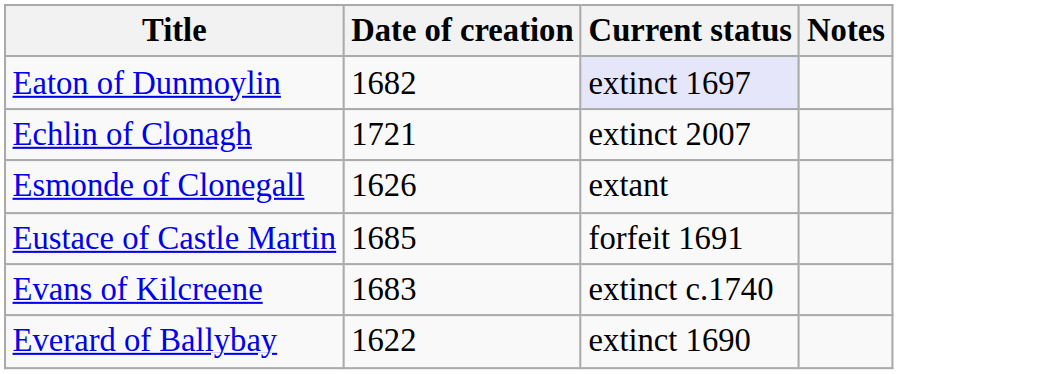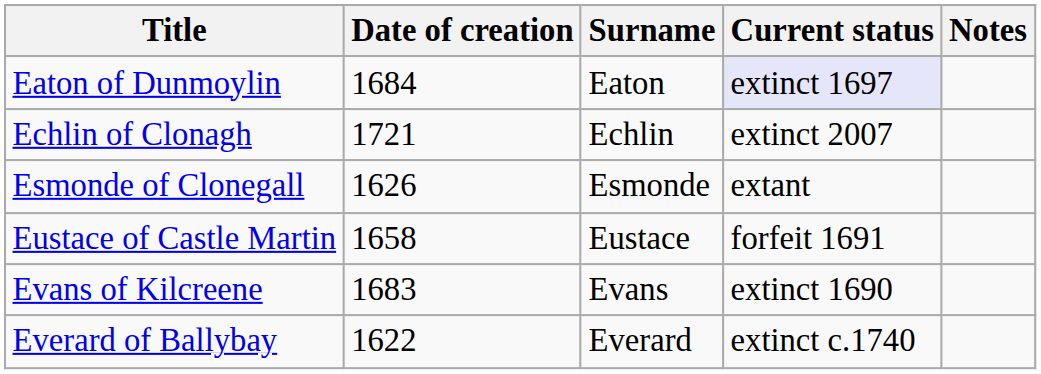+ column: (652, 30)
(384, 82) 1682 -> (384, 82) 1684
(384, 237) 1685 -> (384, 237) 1658
(681, 289) extinct c.1740 -> (812, 289) extinct 1690
(670, 340) extinct 1690 -> (823, 340) extinct c.1740
